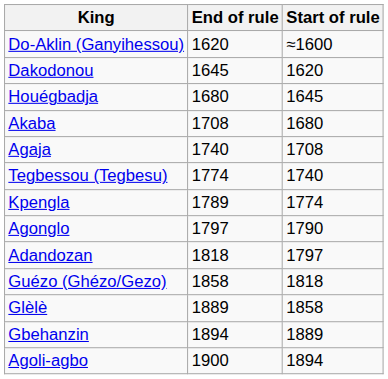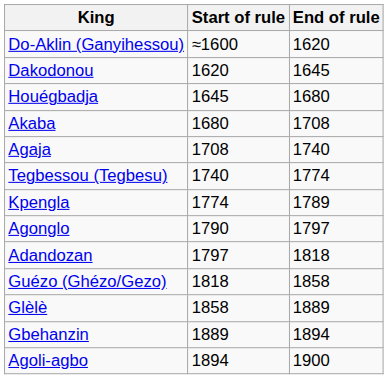columns swapped: (333, 17) <-> (235, 17)
